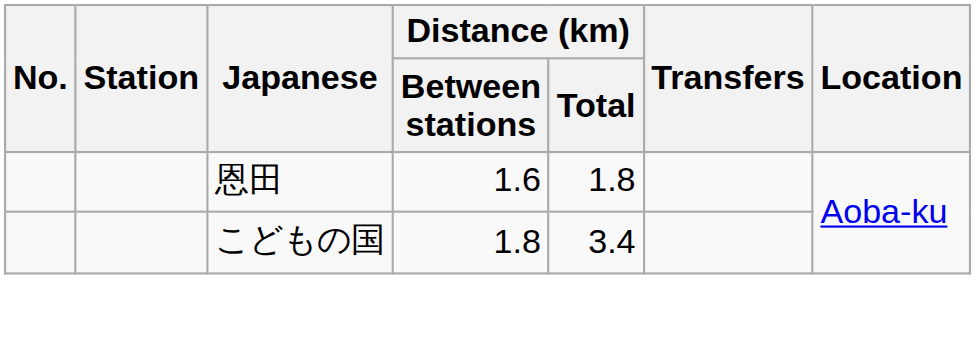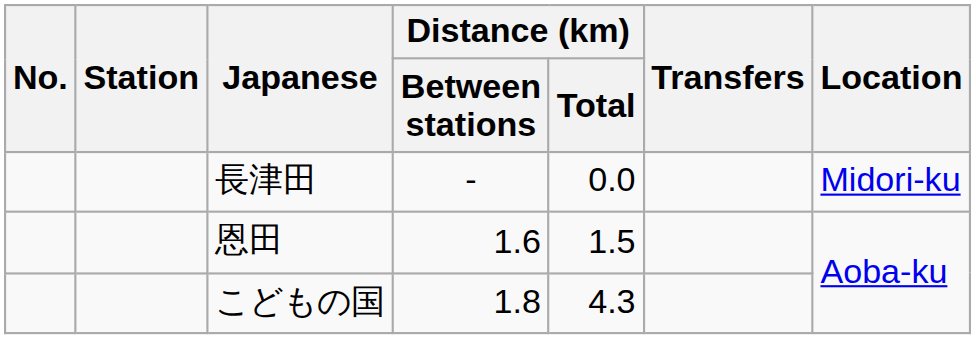+ row: (266, 180)
(612, 181) 1.8 -> (612, 241) 1.5
(612, 241) 3.4 -> (612, 302) 4.3
